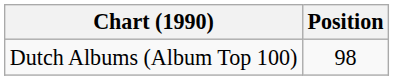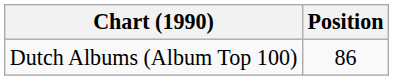(346, 57) 98 -> (346, 57) 86
